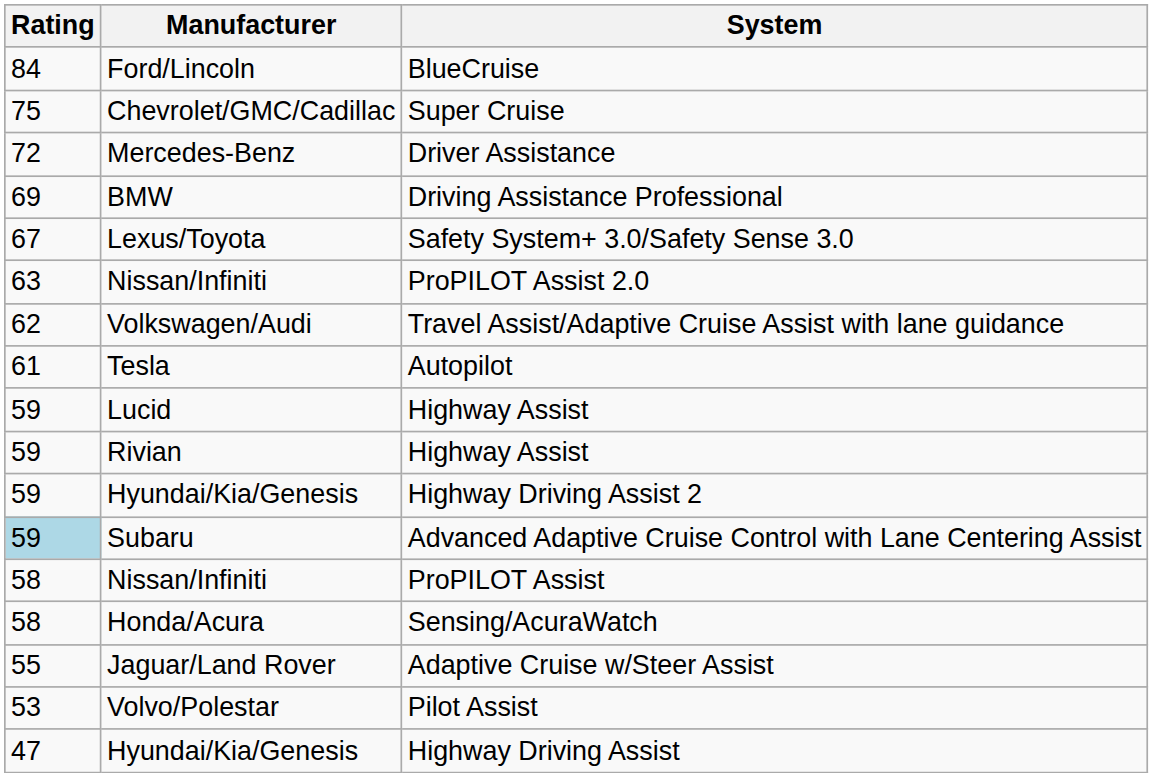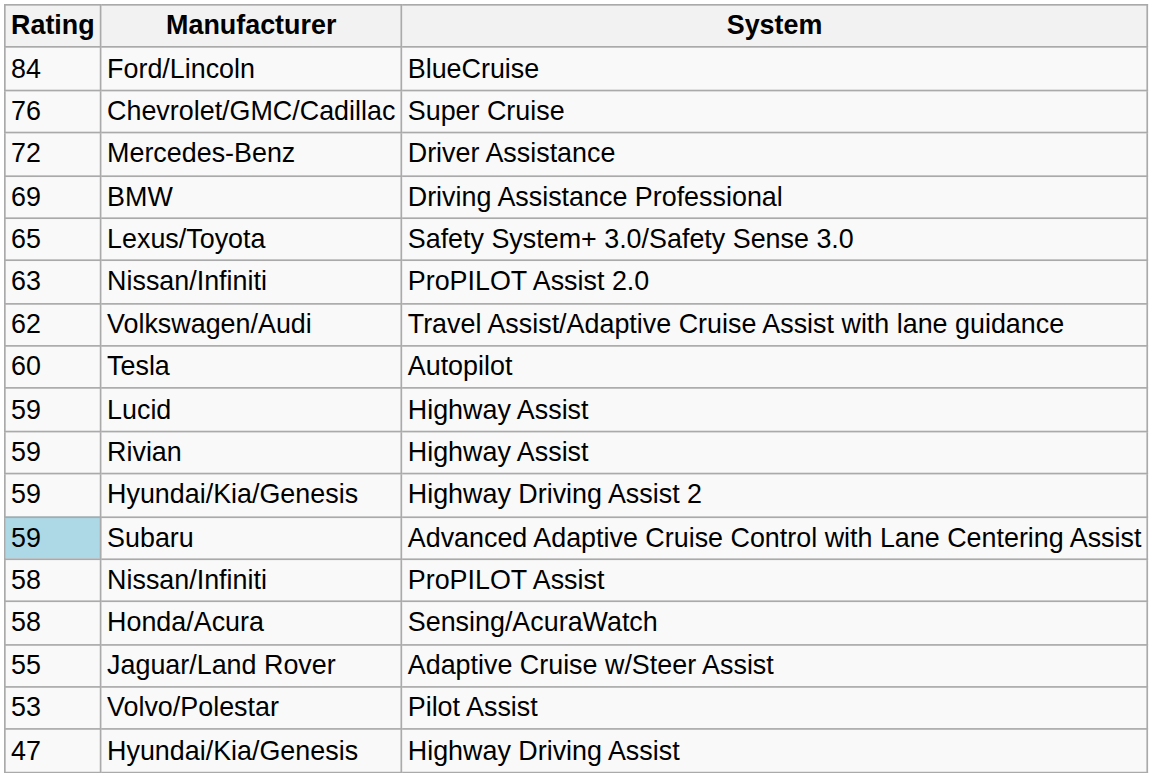(26, 111) 75 -> (26, 111) 76
(26, 238) 67 -> (26, 238) 65
(26, 366) 61 -> (26, 366) 60
